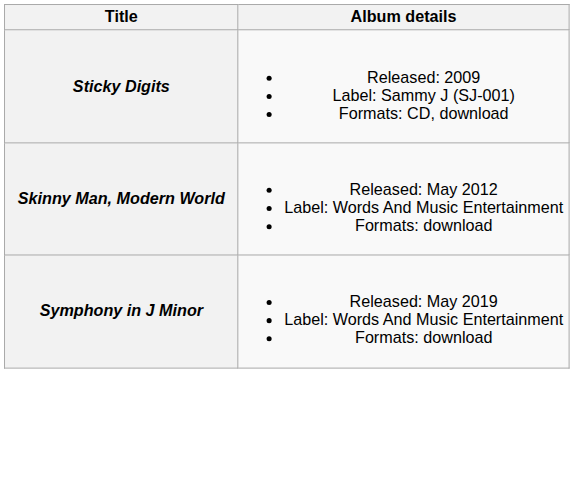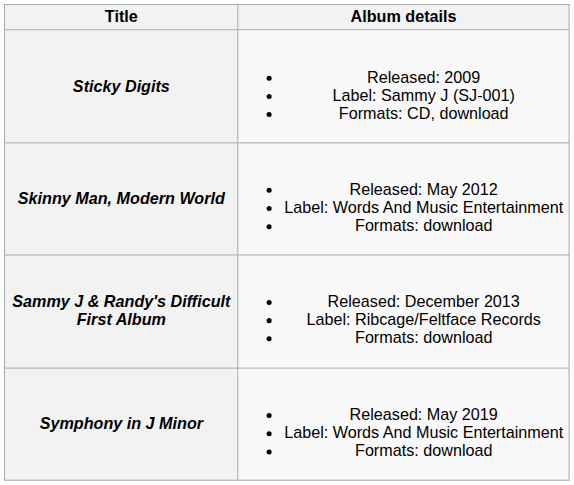+ row: (121, 311)
